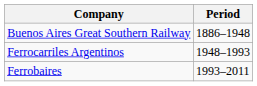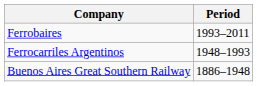rows swapped: (99, 33) <-> (34, 71)
